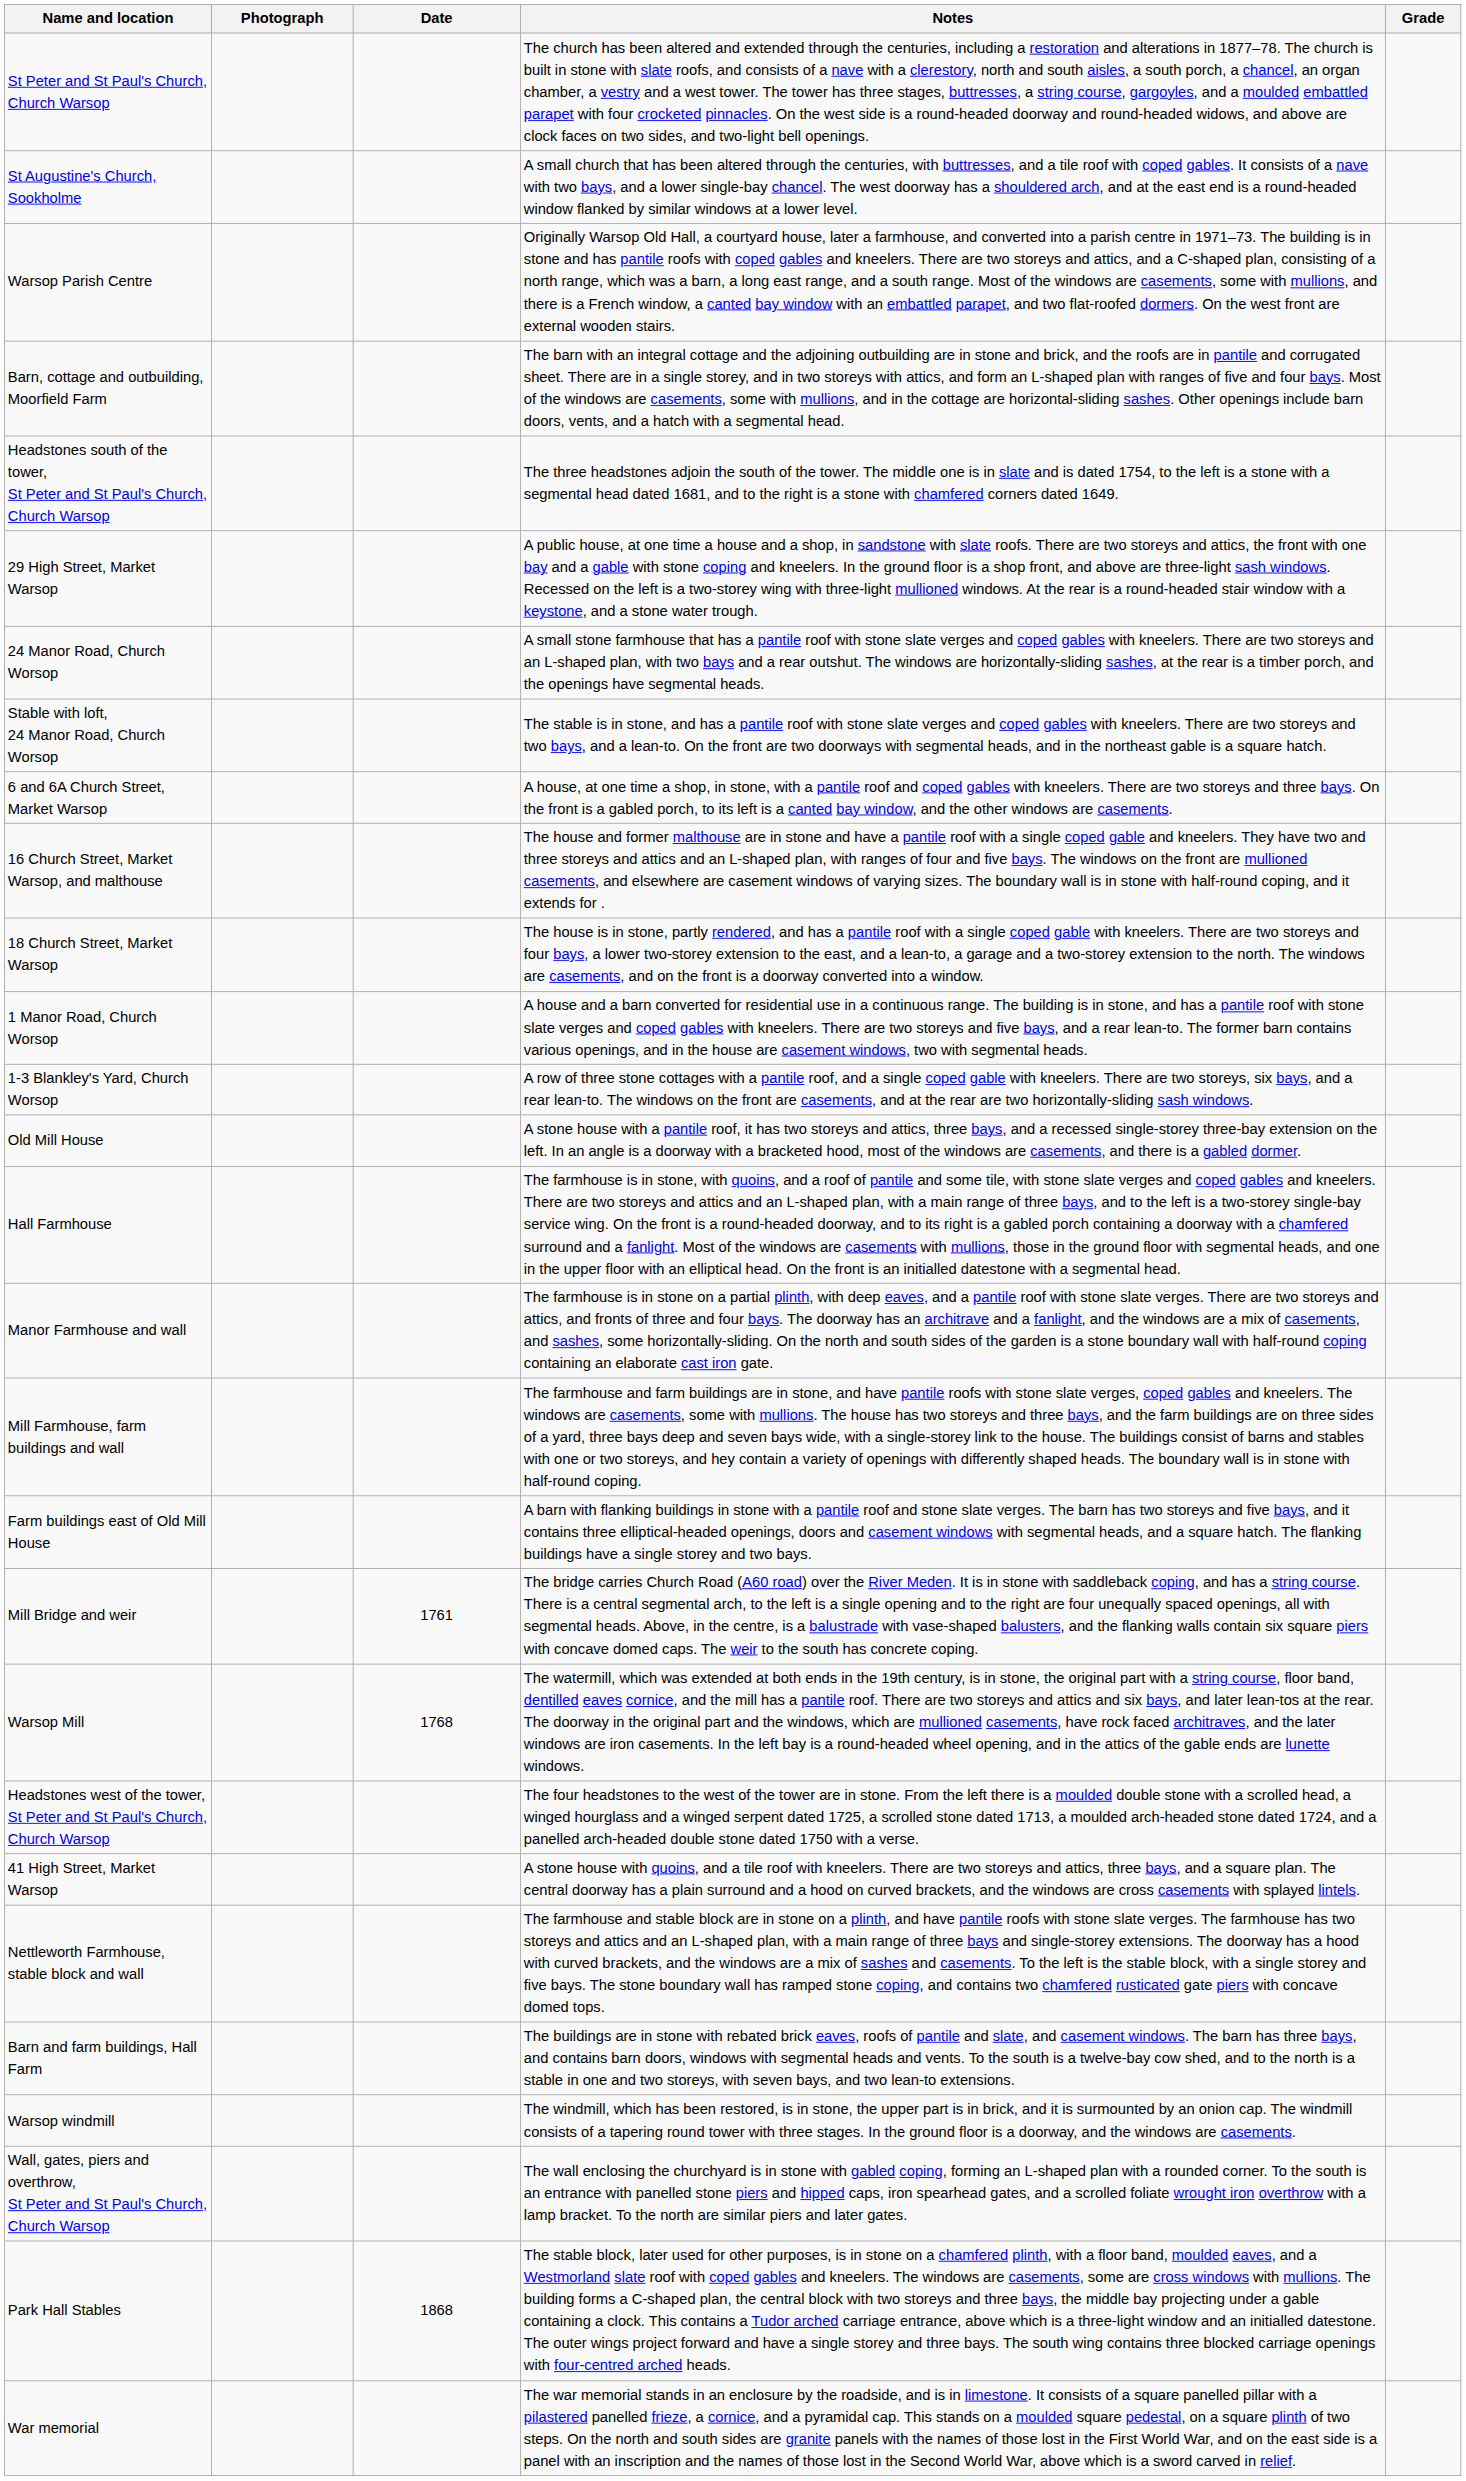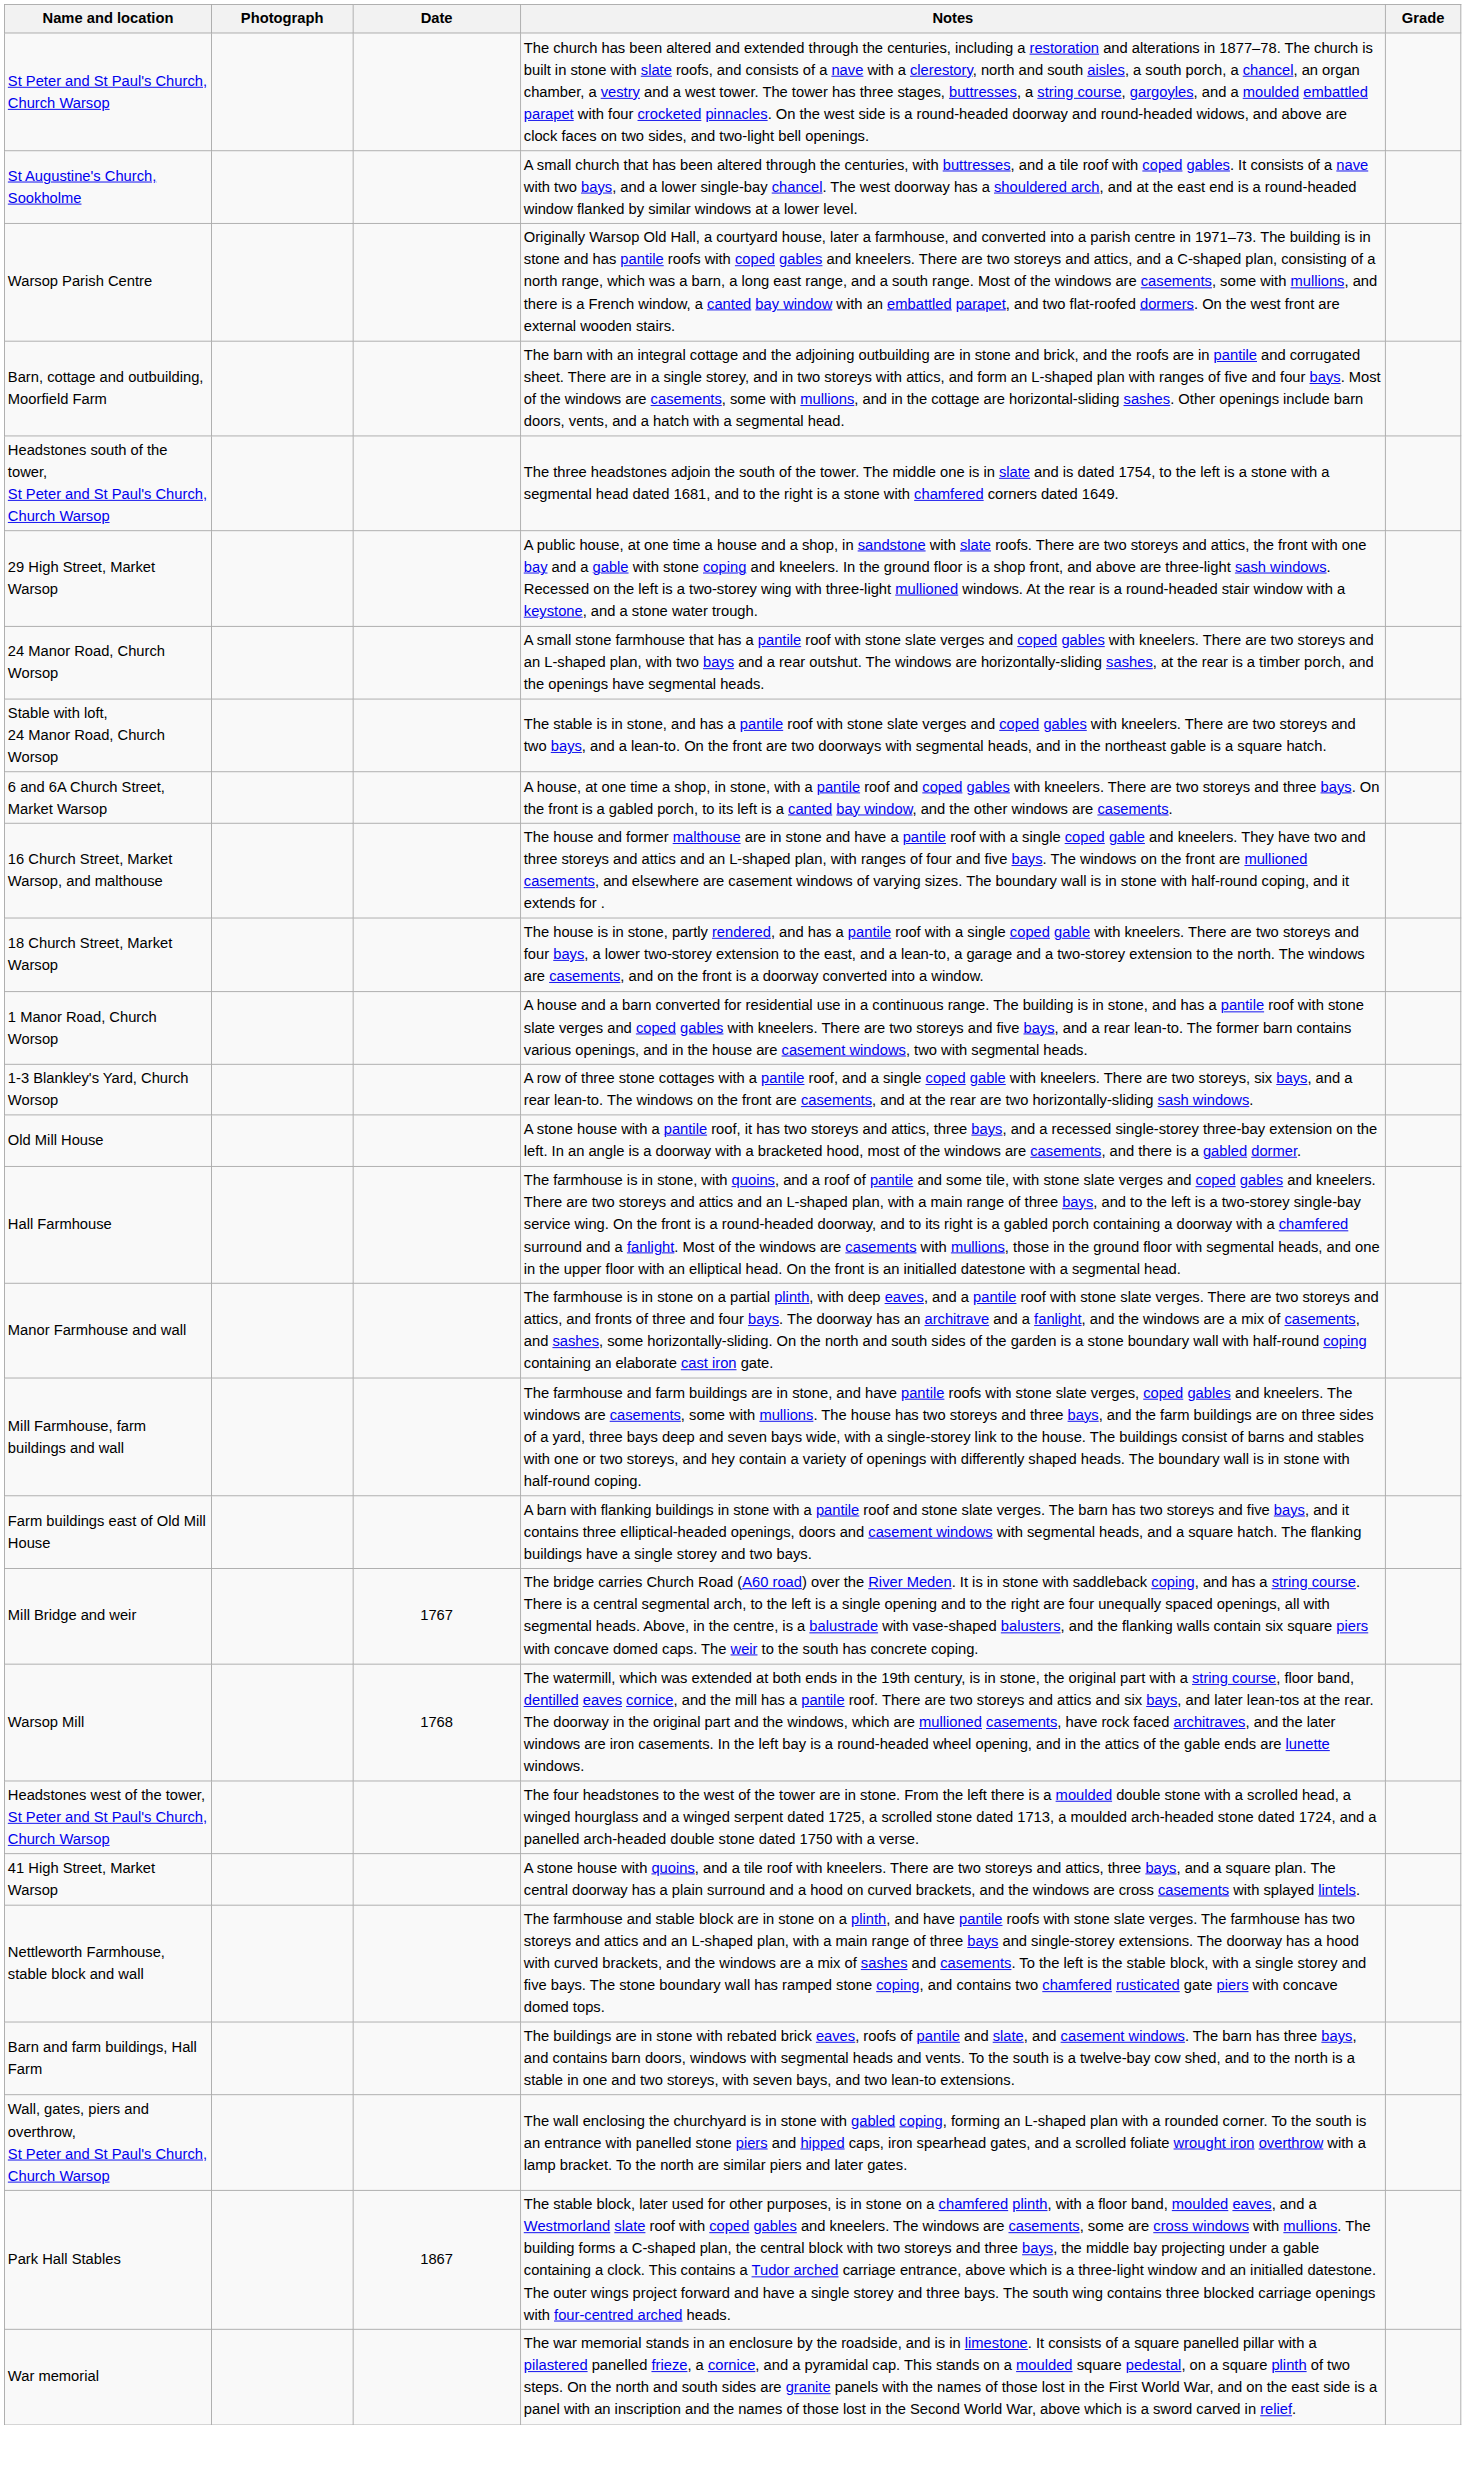(437, 1616) 1761 -> (437, 1616) 1767
- row: (61, 2120)
(437, 2310) 1868 -> (437, 2259) 1867
